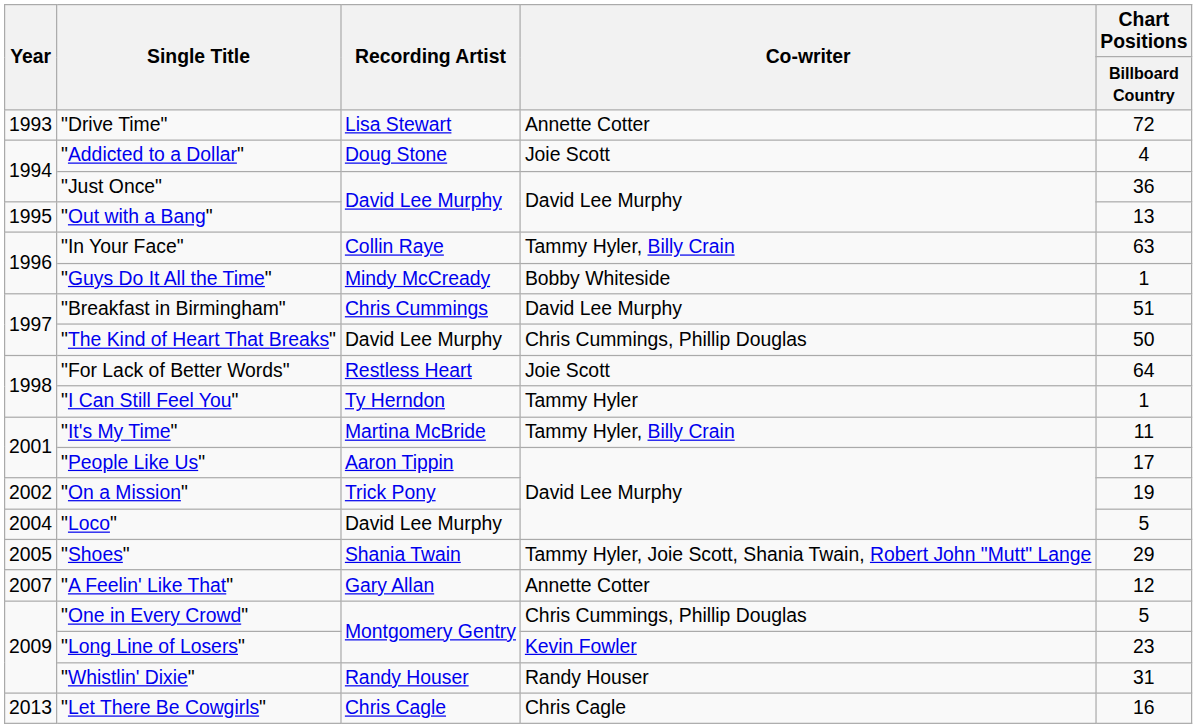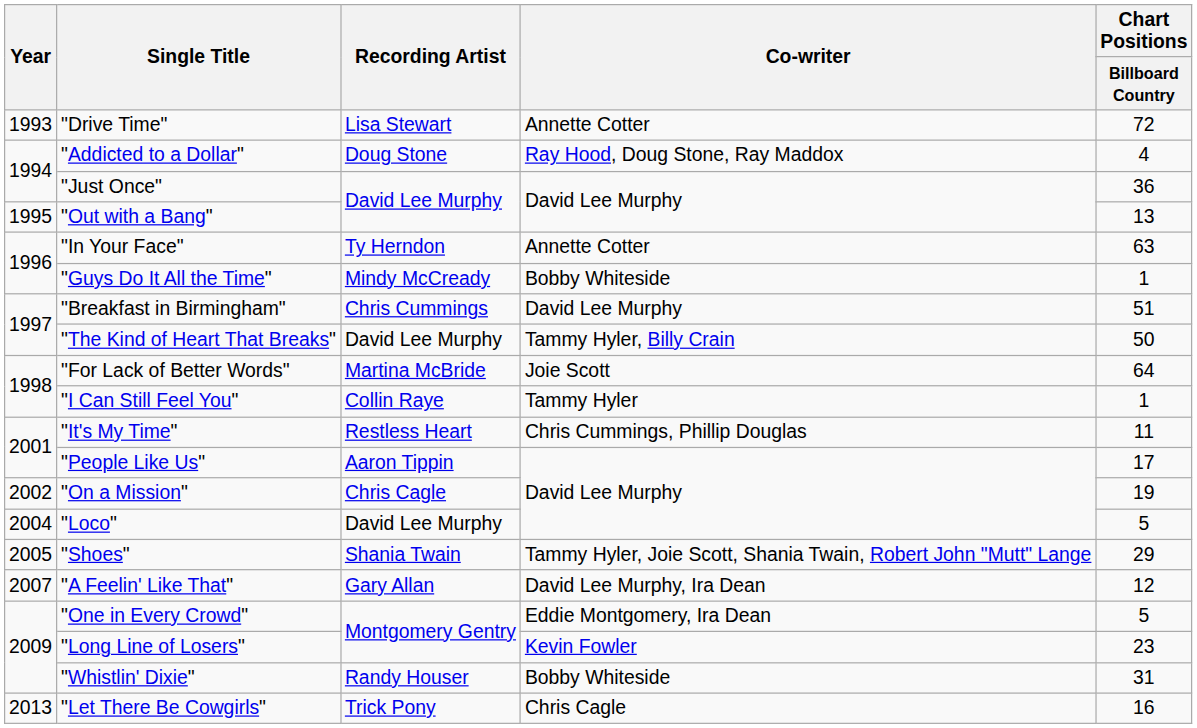(567, 155) Joie Scott -> (684, 155) Ray Hood, Doug Stone, Ray Maddox
(394, 247) Collin Raye -> (395, 247) Ty Herndon
(630, 247) Tammy Hyler, Billy Crain -> (587, 247) Annette Cotter
(666, 339) Chris Cummings, Phillip Douglas -> (630, 339) Tammy Hyler, Billy Crain
(408, 370) Restless Heart -> (415, 370) Martina McBride
(395, 401) Ty Herndon -> (394, 401) Collin Raye
(415, 431) Martina McBride -> (408, 431) Restless Heart
(630, 431) Tammy Hyler, Billy Crain -> (666, 431) Chris Cummings, Phillip Douglas
(390, 493) Trick Pony -> (395, 493) Chris Cagle
(587, 585) Annette Cotter -> (645, 585) David Lee Murphy, Ira Dean
(666, 616) Chris Cummings, Phillip Douglas -> (648, 616) Eddie Montgomery, Ira Dean
(587, 677) Randy Houser -> (598, 677) Bobby Whiteside
(395, 708) Chris Cagle -> (390, 708) Trick Pony
